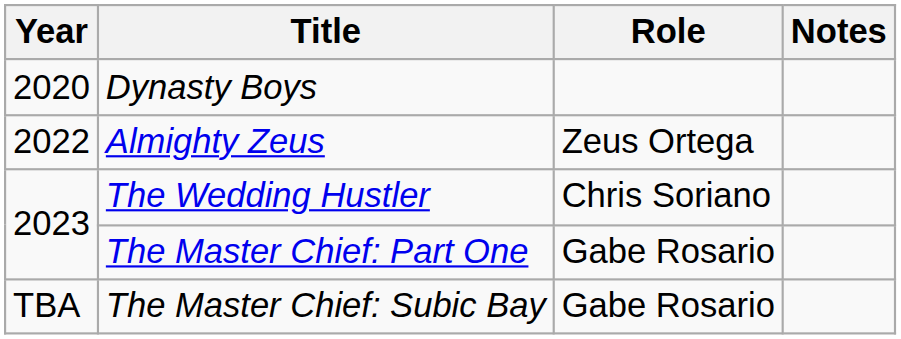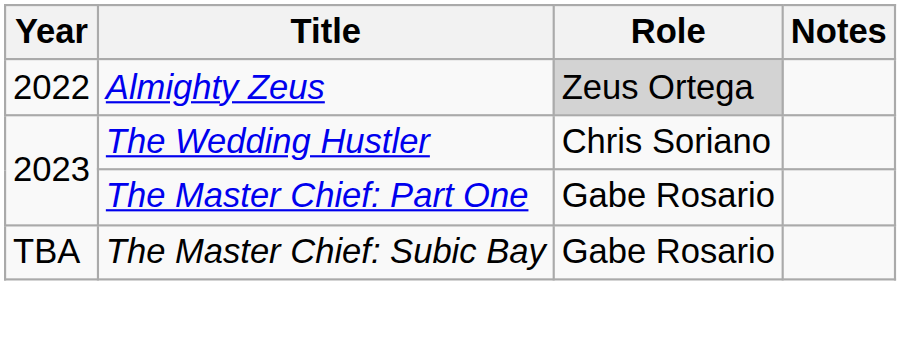- row: (211, 86)
(658, 141) no background -> (658, 86) lightgrey background
